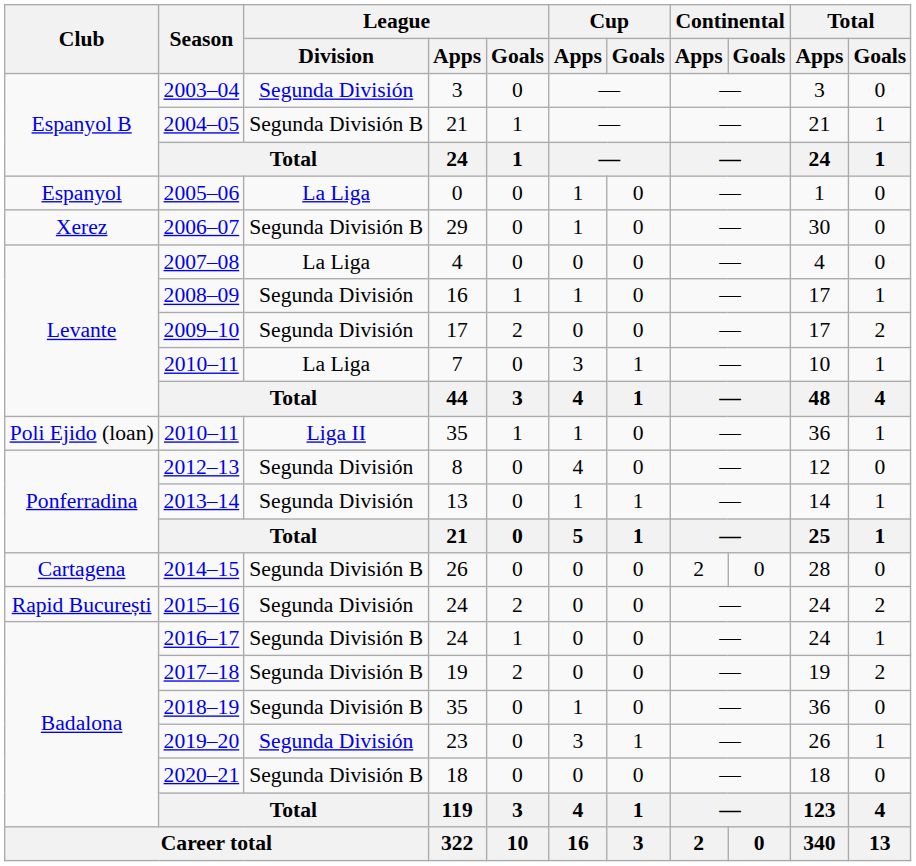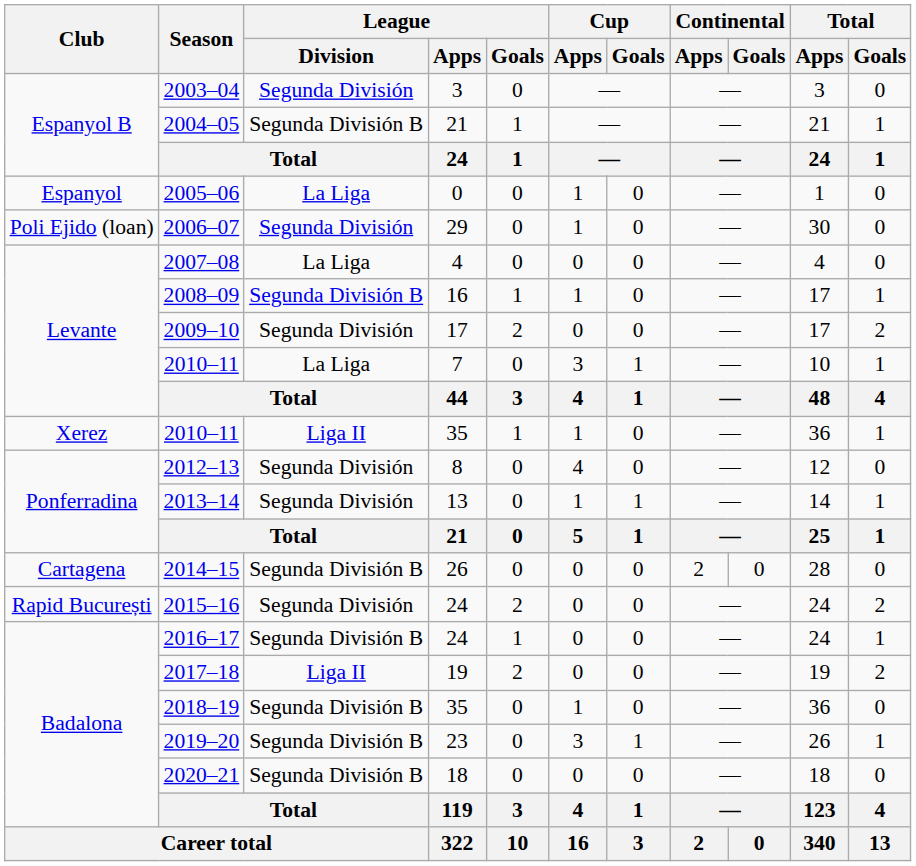(82, 227) Xerez -> (82, 227) Poli Ejido (loan)
(336, 227) Segunda División B -> (336, 227) Segunda División
(336, 295) Segunda División -> (336, 295) Segunda División B
(82, 432) Poli Ejido (loan) -> (82, 432) Xerez
(336, 672) Segunda División B -> (336, 672) Liga II
(336, 741) Segunda División -> (336, 741) Segunda División B
